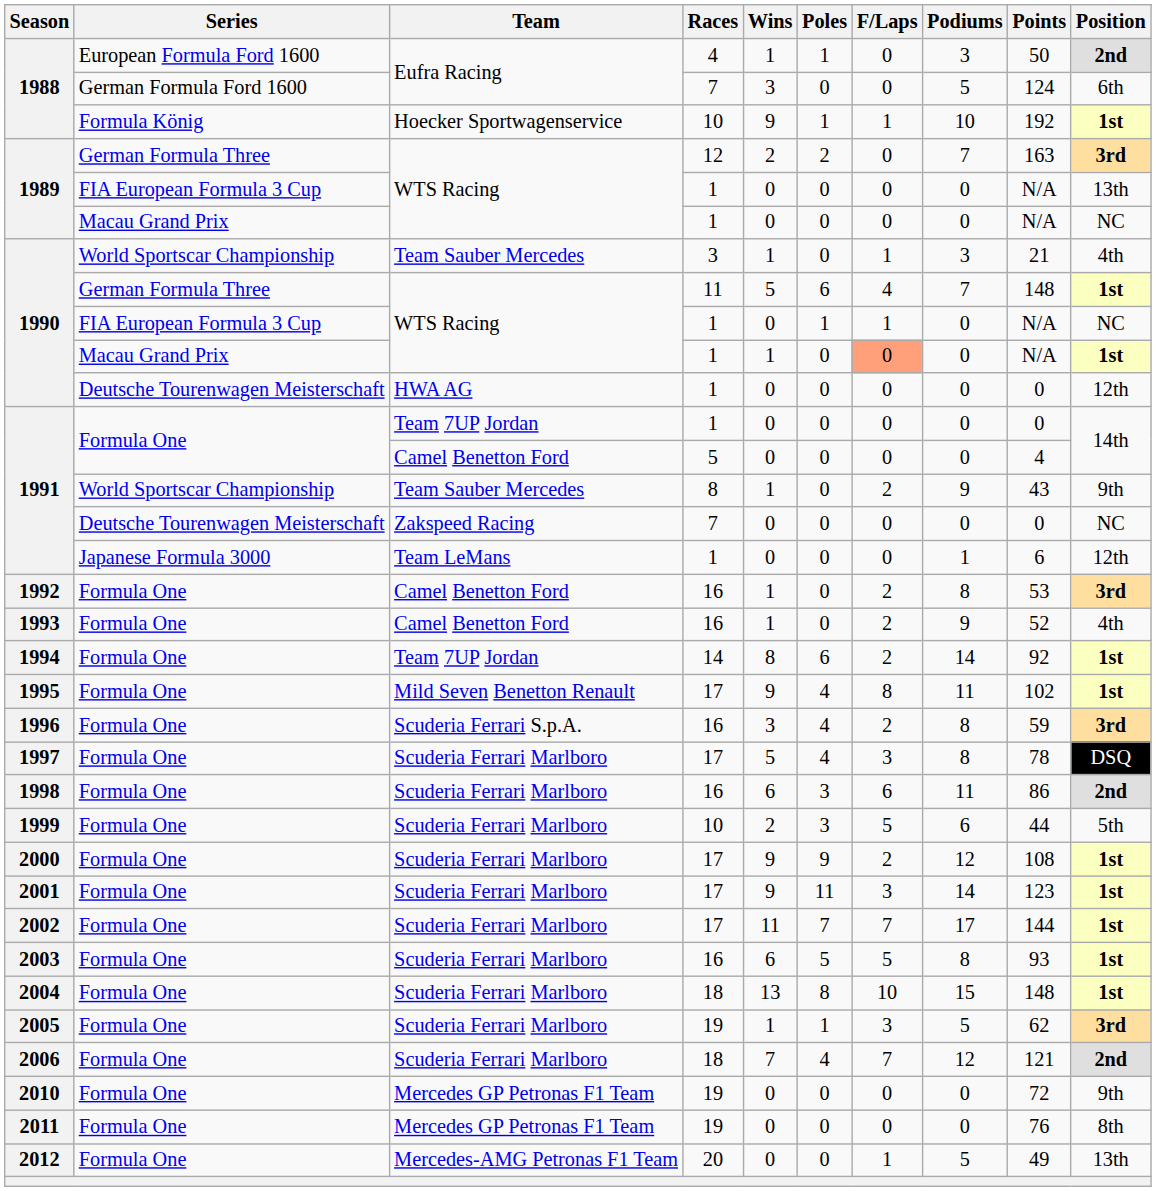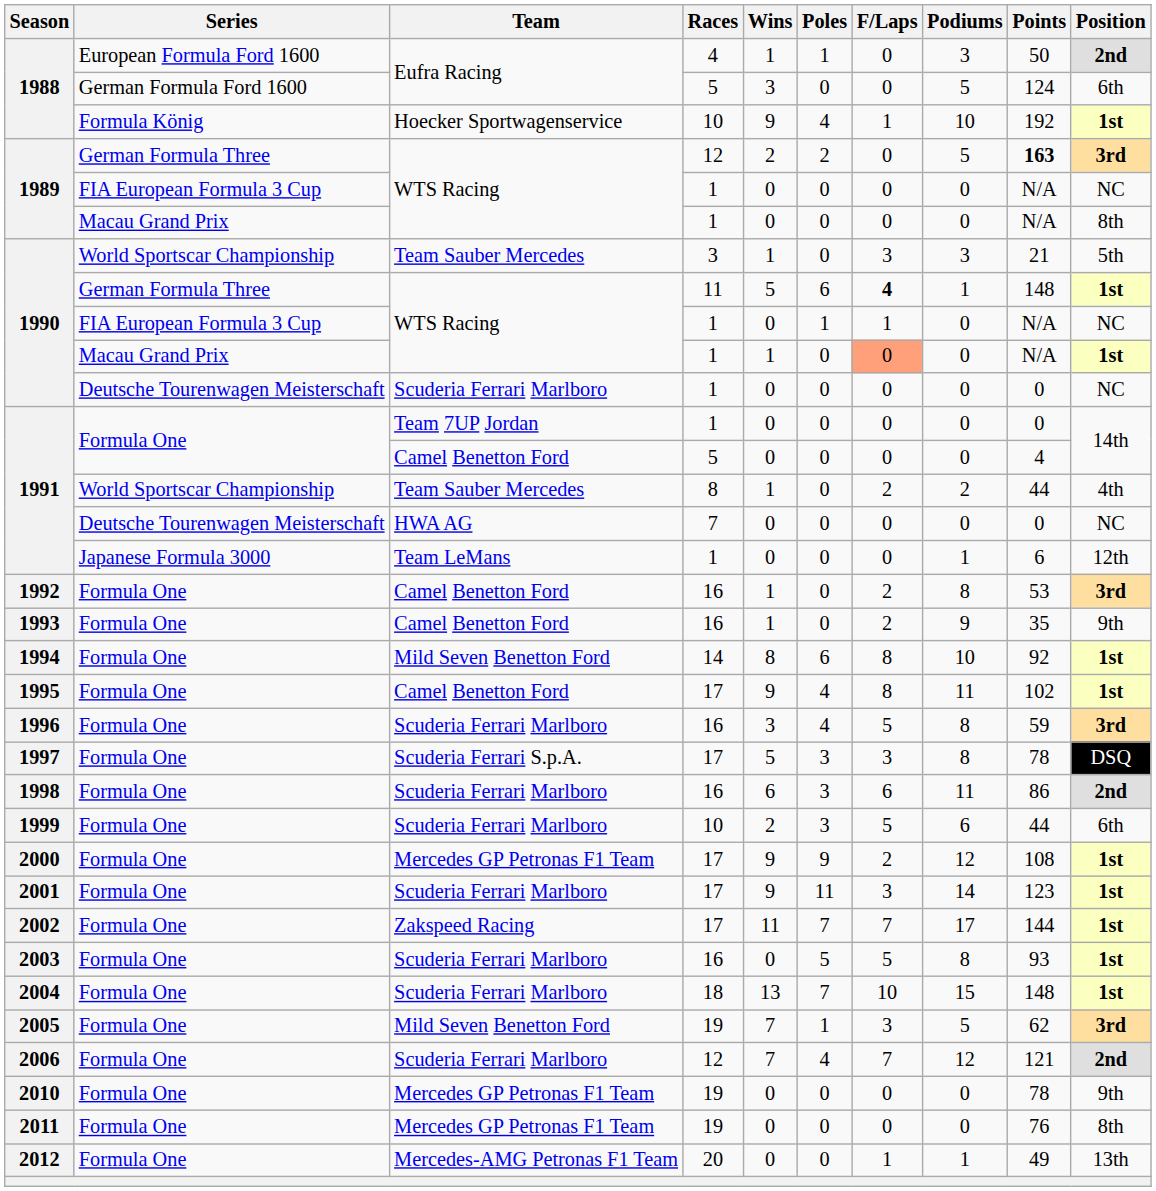(713, 88) 7 -> (713, 88) 5
(825, 122) 1 -> (825, 122) 4
(965, 155) 7 -> (965, 155) 5
(1039, 155) normal -> (1039, 155) bold
(1111, 189) 13th -> (1111, 189) NC
(1111, 222) NC -> (1111, 222) 8th
(887, 256) 1 -> (887, 256) 3
(1111, 256) 4th -> (1111, 256) 5th
(887, 289) normal -> (887, 289) bold
(965, 289) 7 -> (965, 289) 1
(433, 389) HWA AG -> (501, 389) Scuderia Ferrari Marlboro
(1111, 389) 12th -> (1111, 389) NC
(965, 490) 9 -> (965, 490) 2
(1039, 490) 43 -> (1039, 490) 44
(1111, 490) 9th -> (1111, 490) 4th
(464, 523) Zakspeed Racing -> (433, 523) HWA AG
(1039, 624) 52 -> (1039, 624) 35
(1111, 624) 4th -> (1111, 624) 9th
(466, 657) Team 7UP Jordan -> (502, 657) Mild Seven Benetton Ford
(887, 657) 2 -> (887, 657) 8
(965, 657) 14 -> (965, 657) 10
(514, 691) Mild Seven Benetton Renault -> (481, 691) Camel Benetton Ford
(488, 724) Scuderia Ferrari S.p.A. -> (501, 724) Scuderia Ferrari Marlboro
(887, 724) 2 -> (887, 724) 5
(501, 758) Scuderia Ferrari Marlboro -> (488, 758) Scuderia Ferrari S.p.A.
(825, 758) 4 -> (825, 758) 3
(1111, 825) 5th -> (1111, 825) 6th
(501, 858) Scuderia Ferrari Marlboro -> (524, 858) Mercedes GP Petronas F1 Team
(501, 925) Scuderia Ferrari Marlboro -> (464, 925) Zakspeed Racing
(770, 959) 6 -> (770, 959) 0
(825, 992) 8 -> (825, 992) 7
(501, 1026) Scuderia Ferrari Marlboro -> (502, 1026) Mild Seven Benetton Ford
(770, 1026) 1 -> (770, 1026) 7
(713, 1059) 18 -> (713, 1059) 12
(1039, 1093) 72 -> (1039, 1093) 78
(965, 1160) 5 -> (965, 1160) 1
